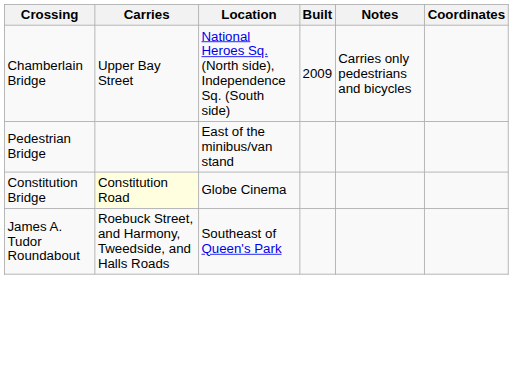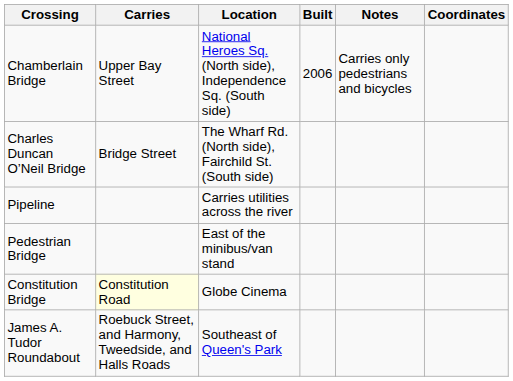(317, 73) 2009 -> (318, 73) 2006
+ row: (47, 154)
+ row: (31, 205)
